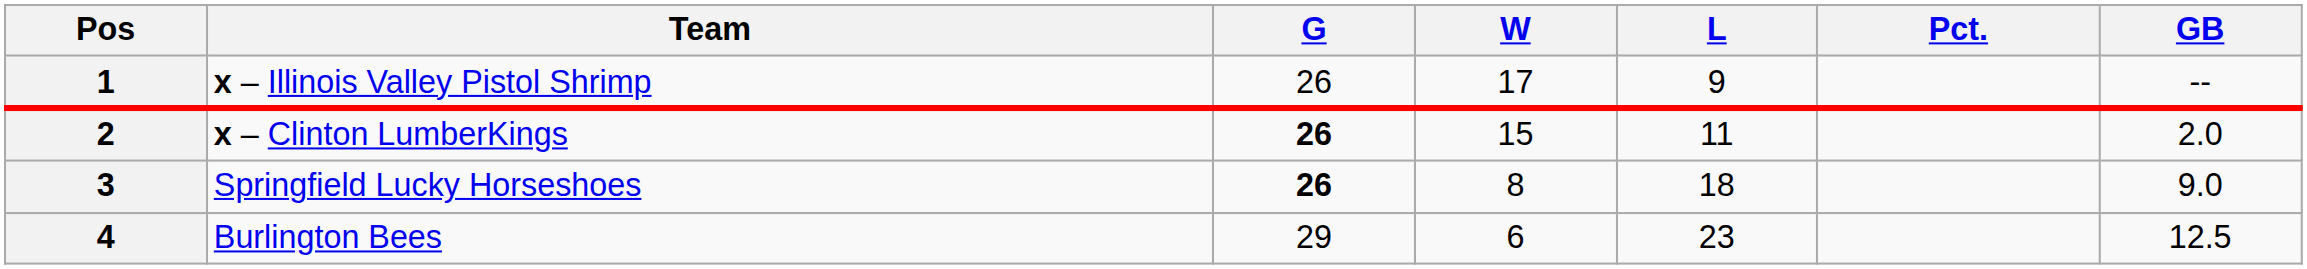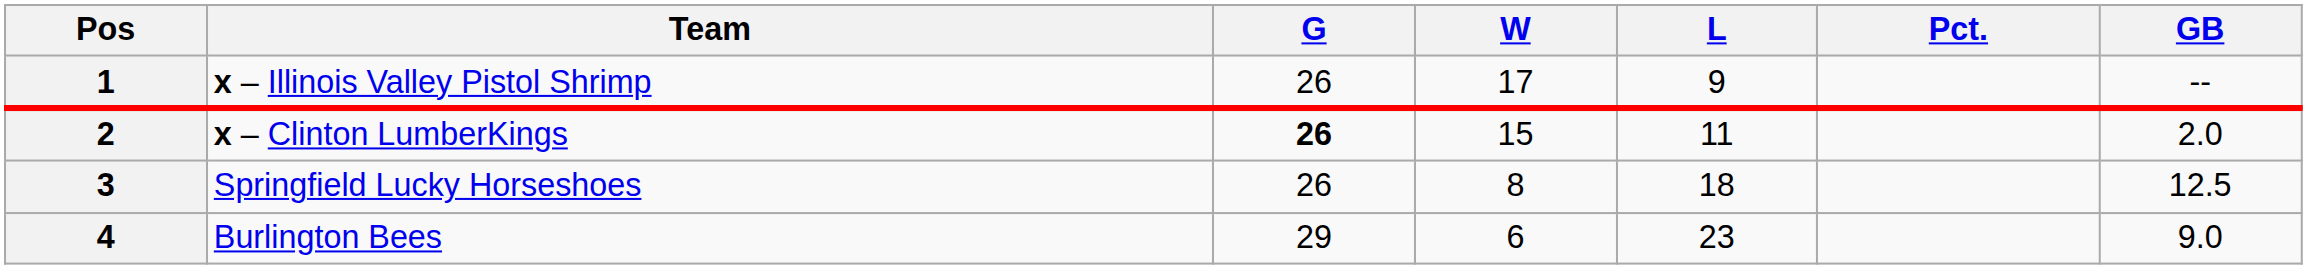(1314, 185) bold -> (1314, 185) normal
(2200, 185) 9.0 -> (2200, 185) 12.5
(2200, 237) 12.5 -> (2200, 237) 9.0
